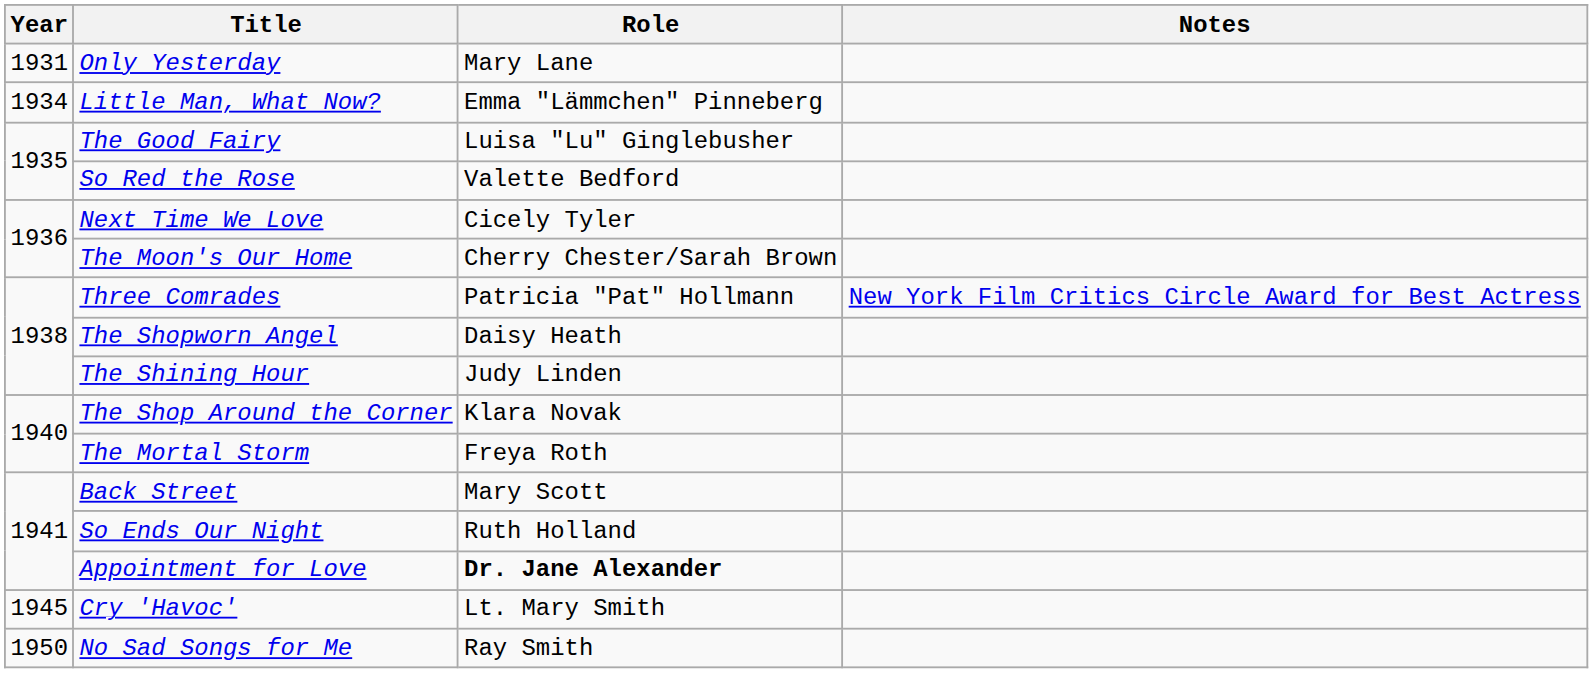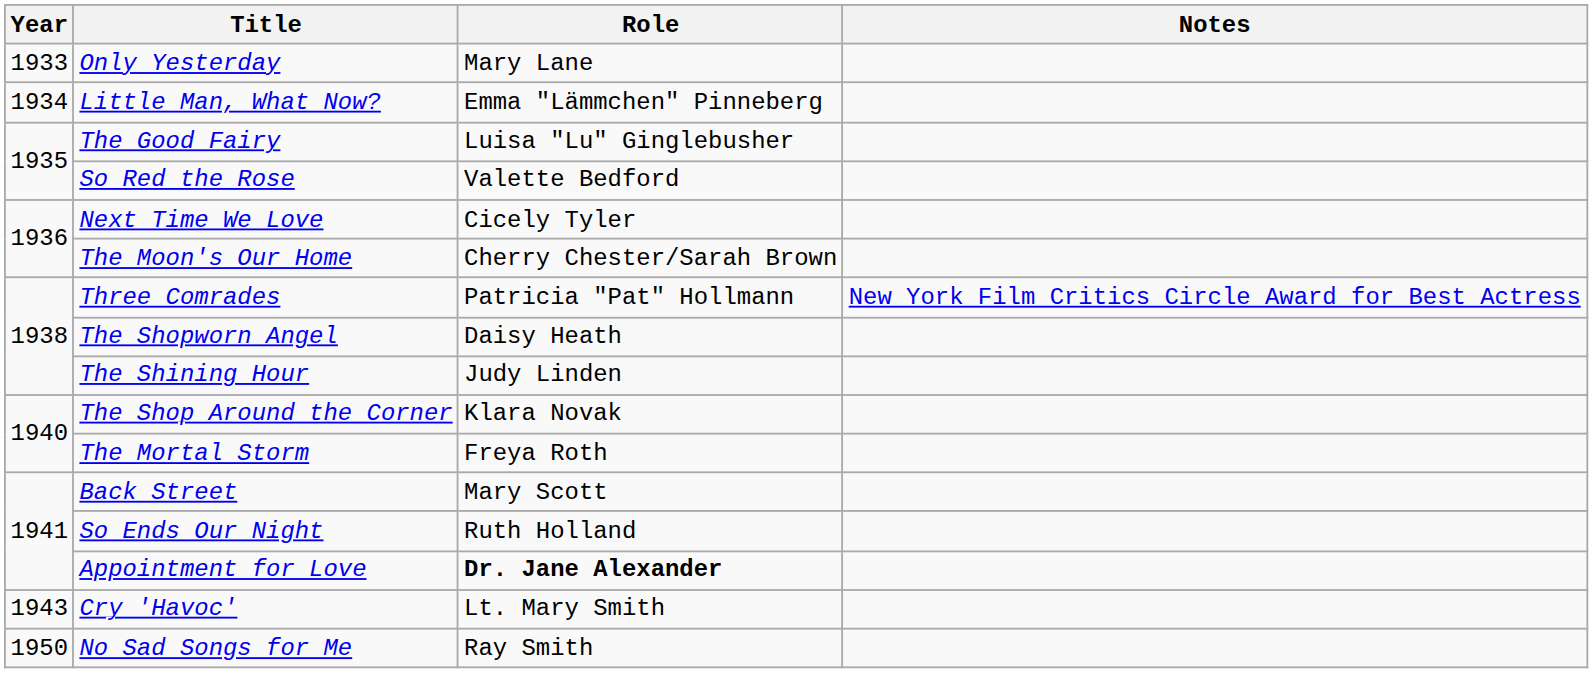(39, 63) 1931 -> (39, 63) 1933
(39, 609) 1945 -> (39, 609) 1943
